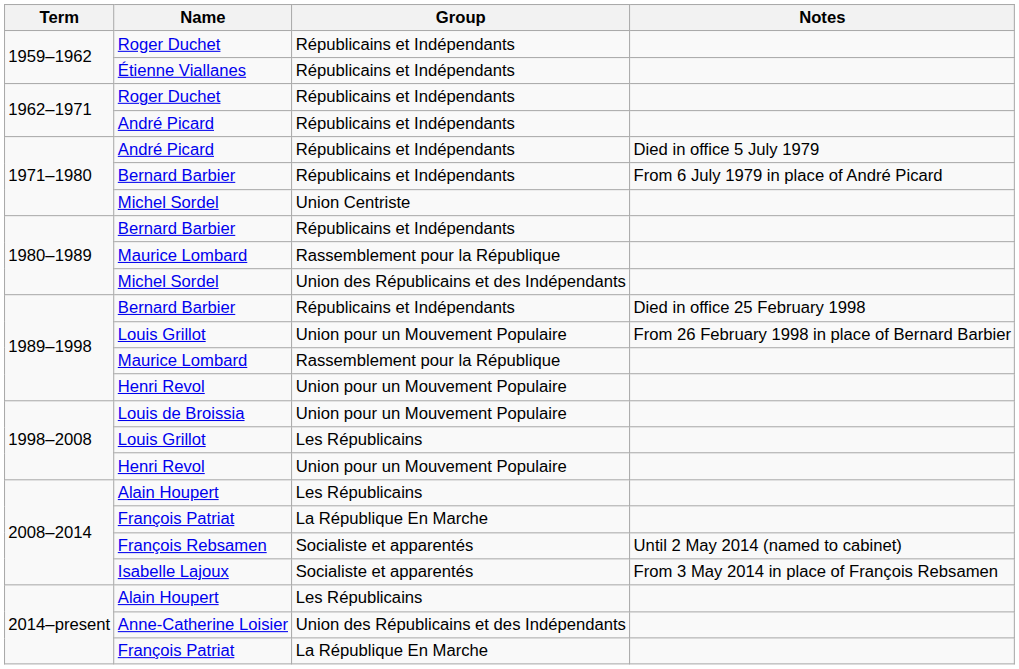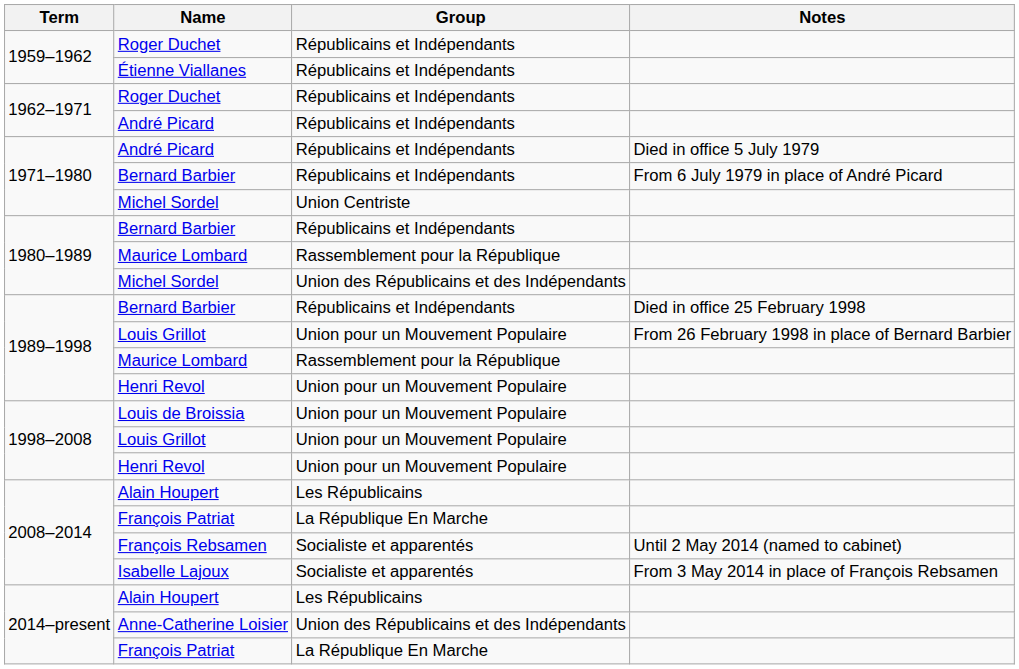(359, 439) Les Républicains -> (431, 439) Union pour un Mouvement Populaire
